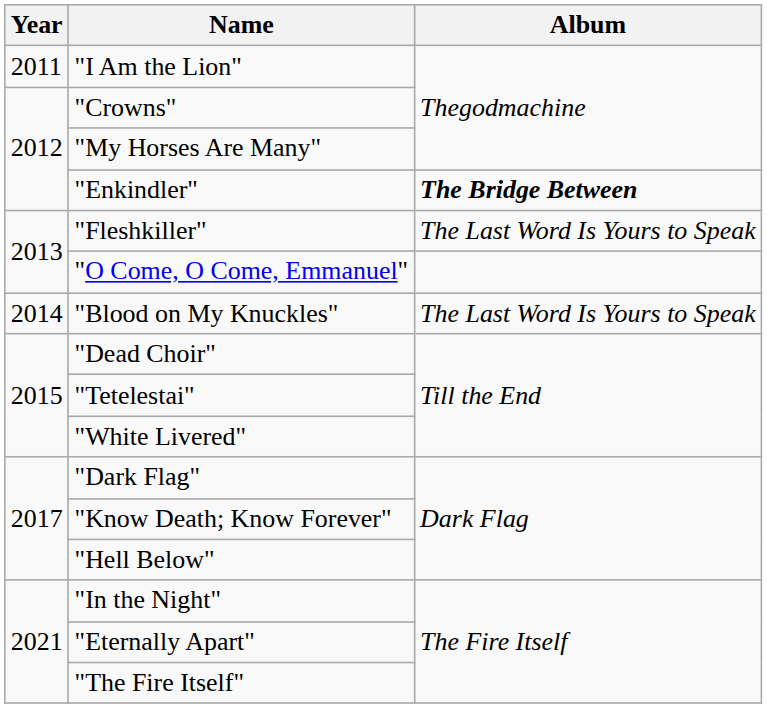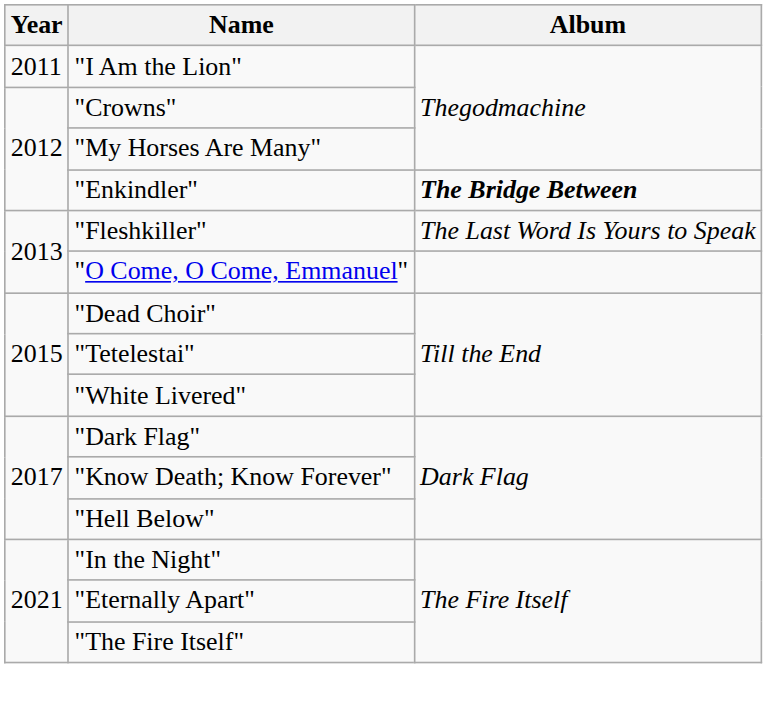- row: (206, 312)
